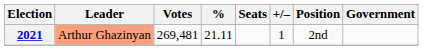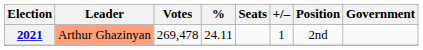(178, 34) 269,481 -> (178, 34) 269,478
(218, 34) 21.11 -> (218, 34) 24.11
